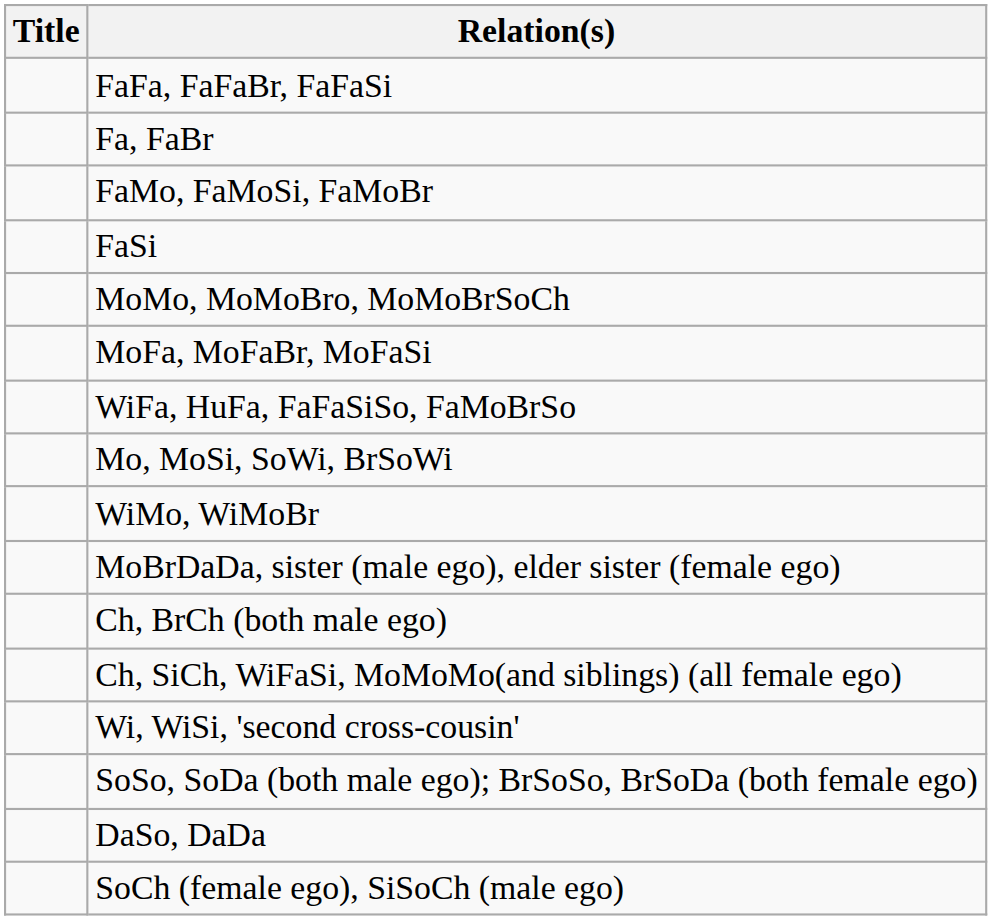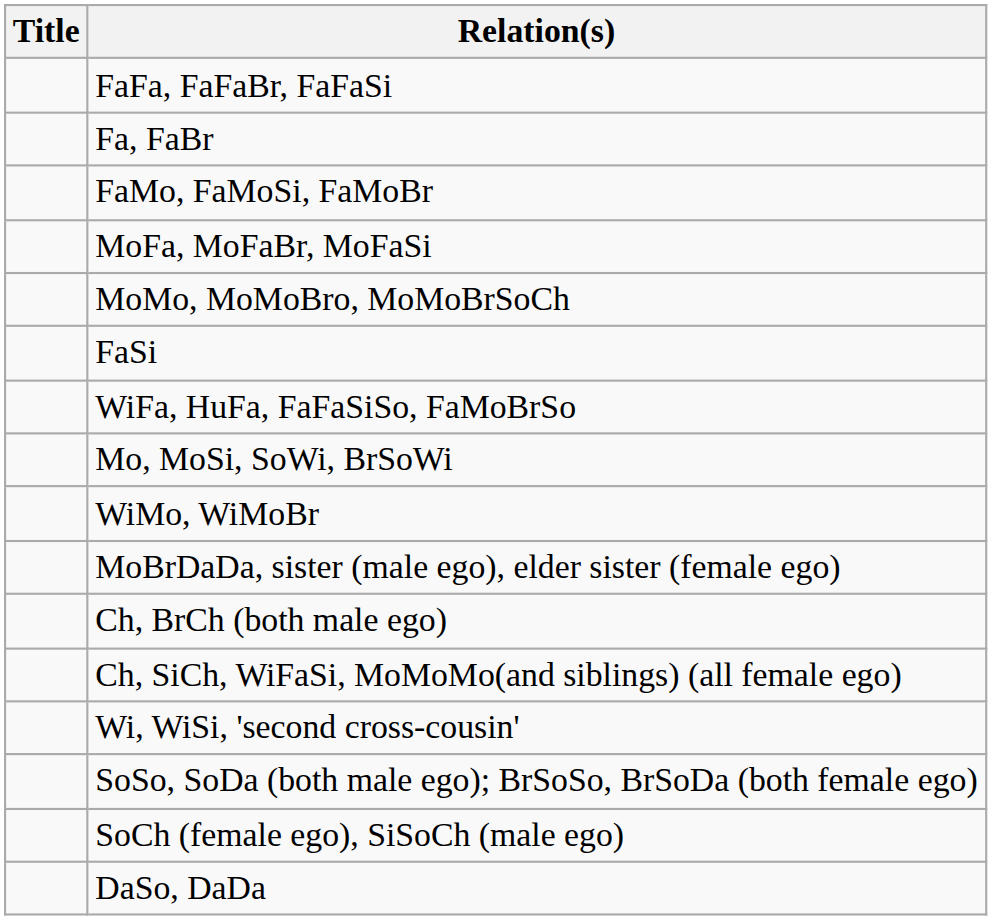rows swapped: (263, 352) <-> (126, 245)
rows swapped: (360, 887) <-> (181, 834)
